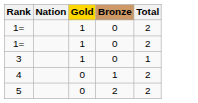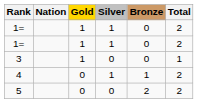+ column: (112, 12)
